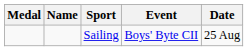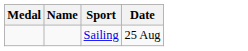- column: (161, 15)
